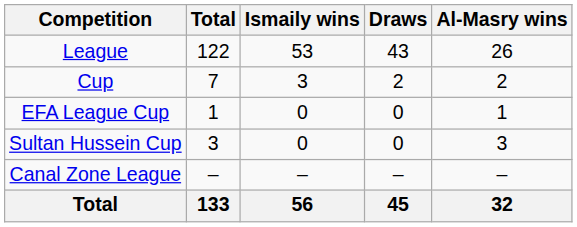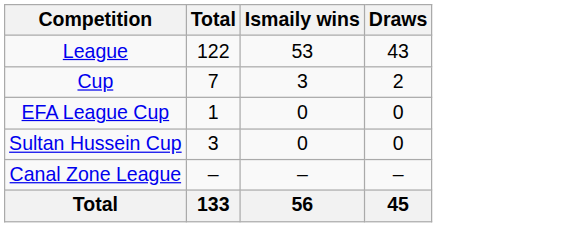- column: (502, 19)
